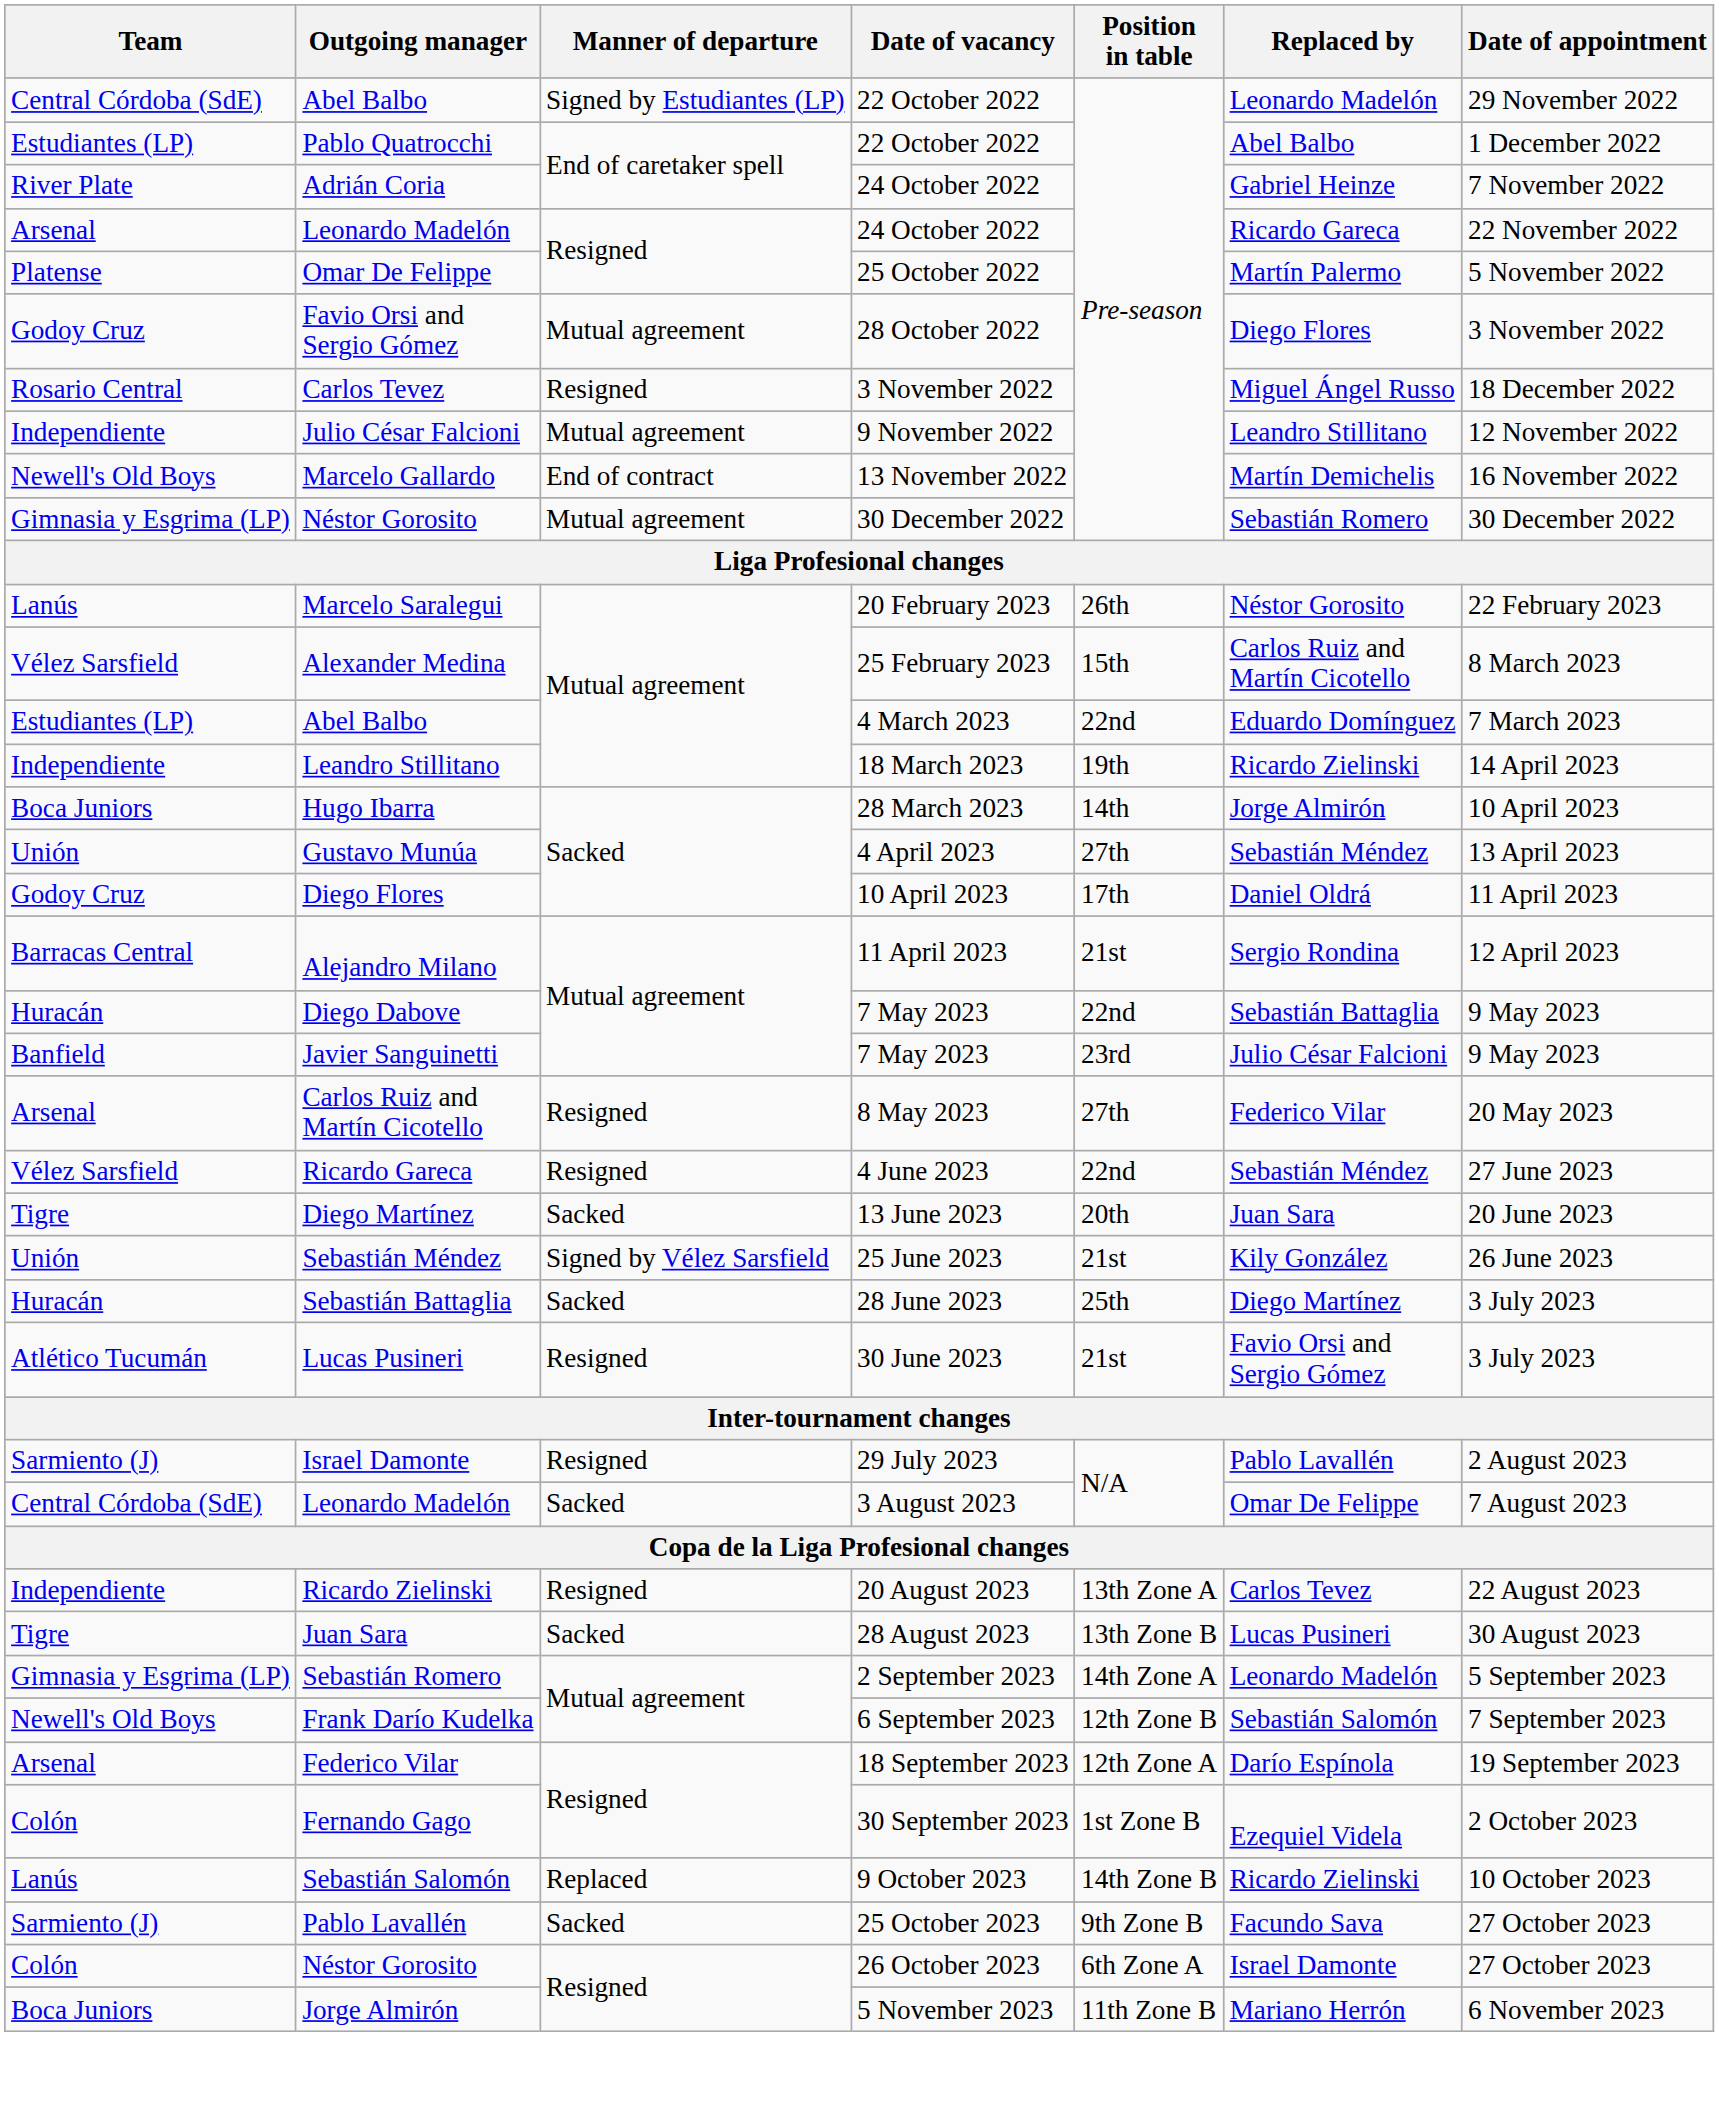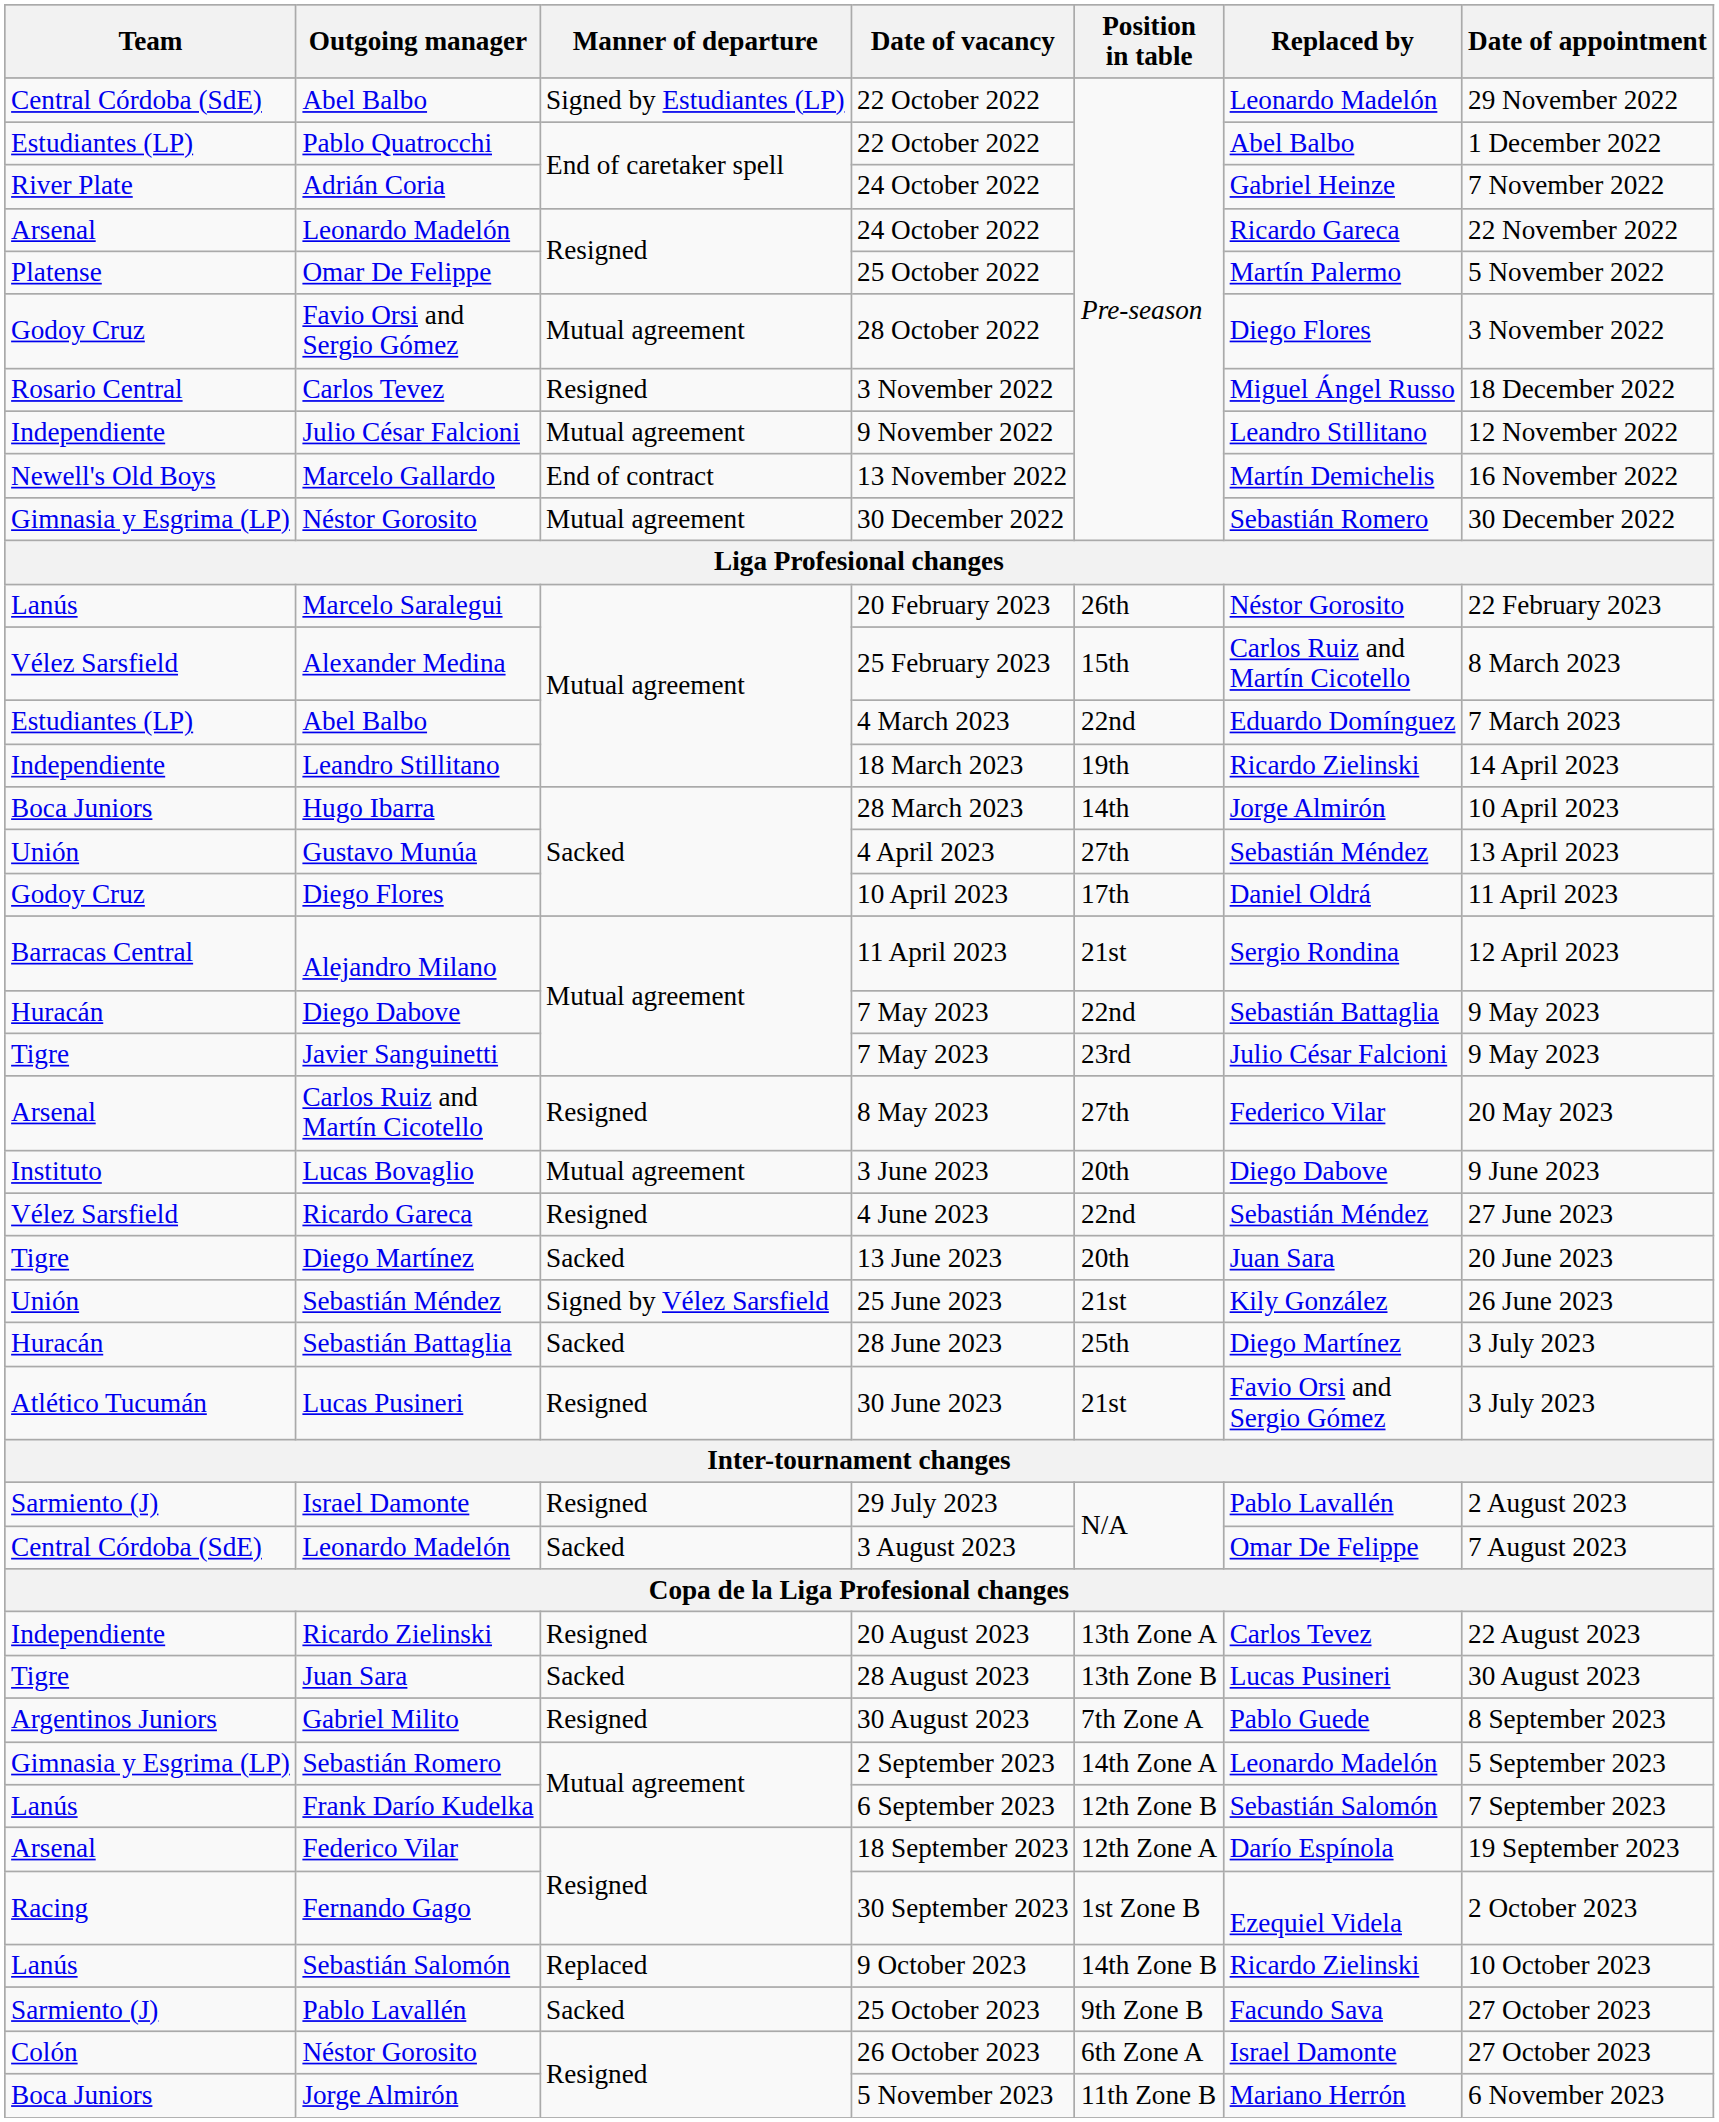(58, 1054) Banfield -> (40, 1054) Tigre
+ row: (388, 1171)
+ row: (381, 1719)
(113, 1719) Newell's Old Boys -> (44, 1805) Lanús
(44, 1821) Colón -> (50, 1907) Racing
